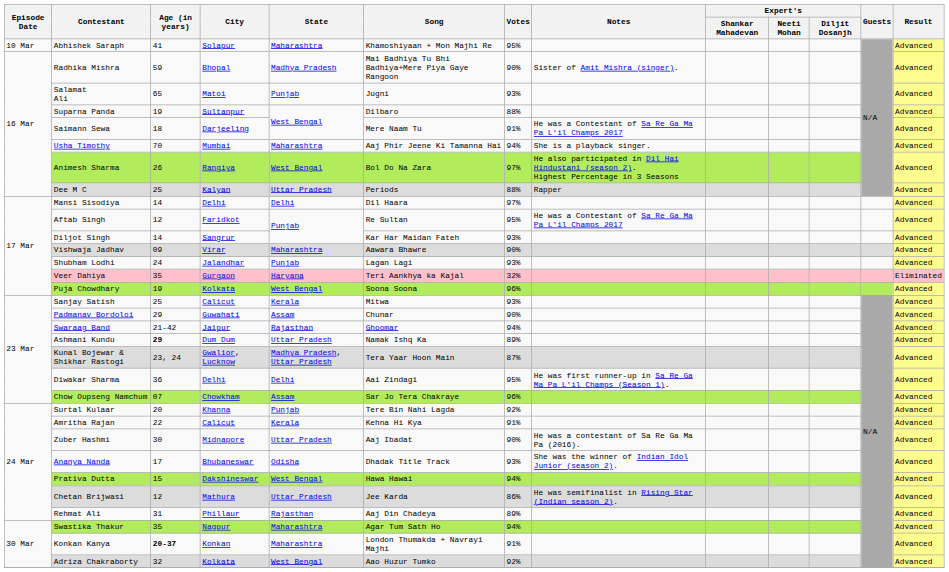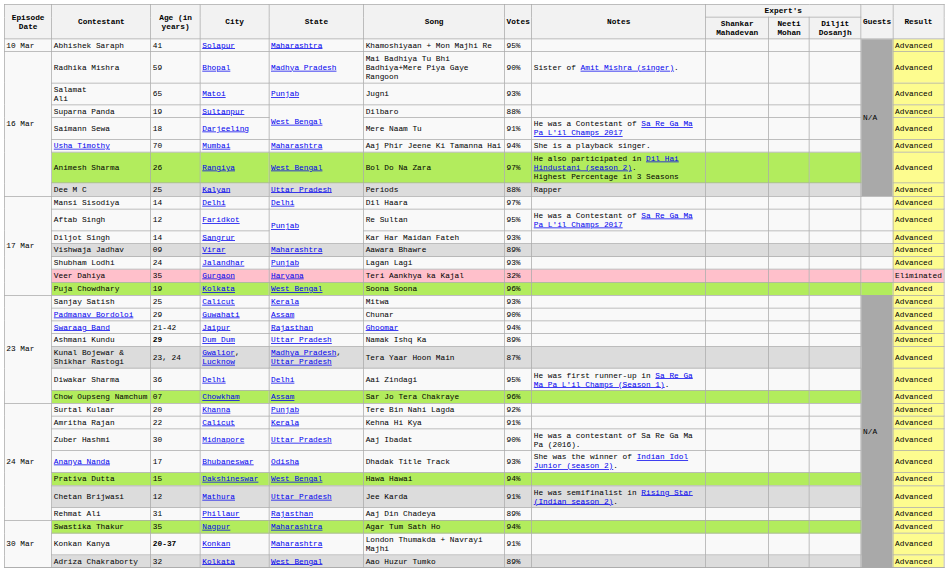(514, 250) 90% -> (514, 250) 89%
(514, 497) 86% -> (514, 497) 91%
(514, 562) 92% -> (514, 562) 89%
